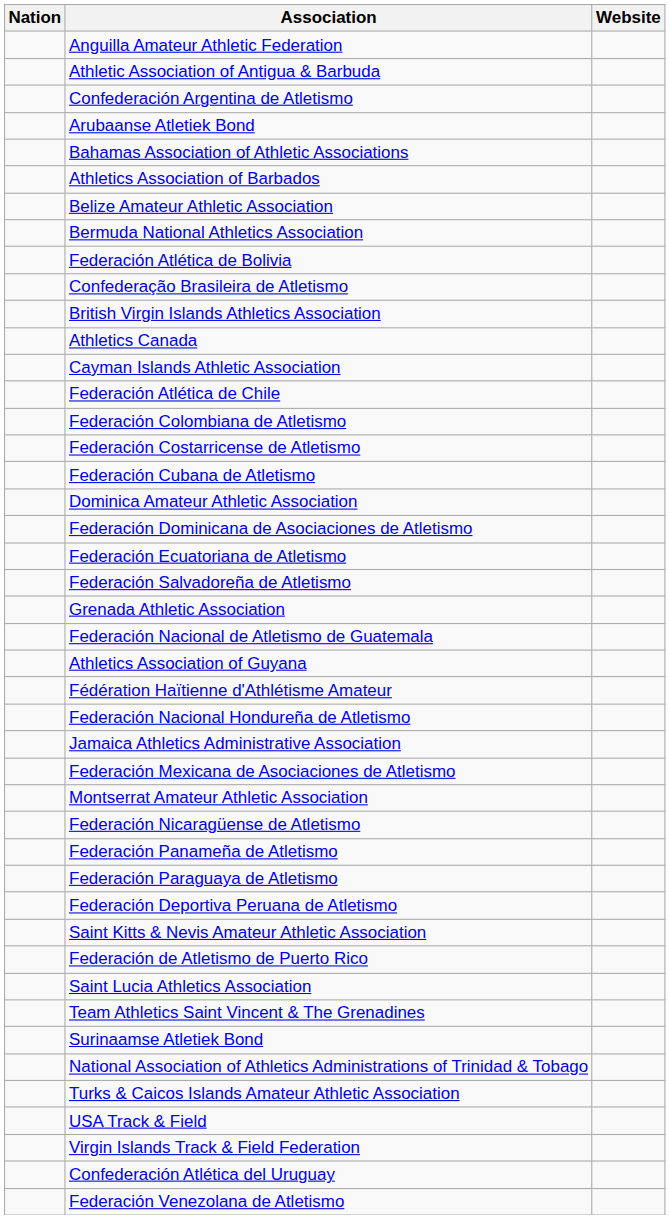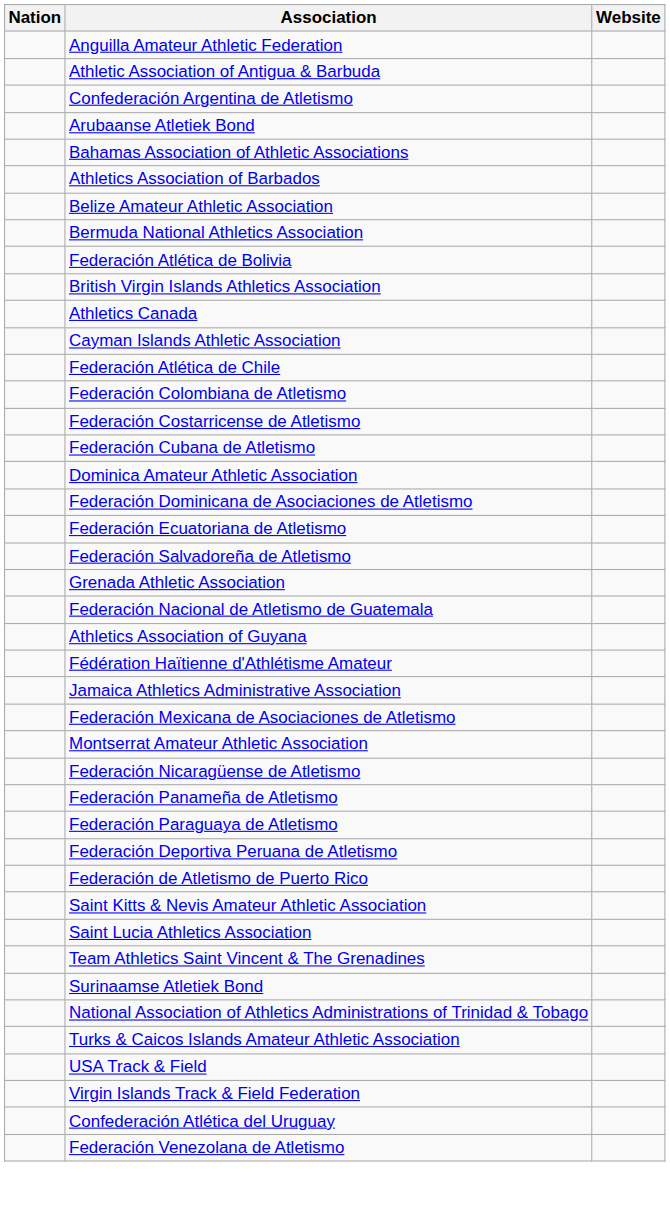- row: (209, 286)
- row: (240, 717)
rows swapped: (218, 959) <-> (248, 932)
